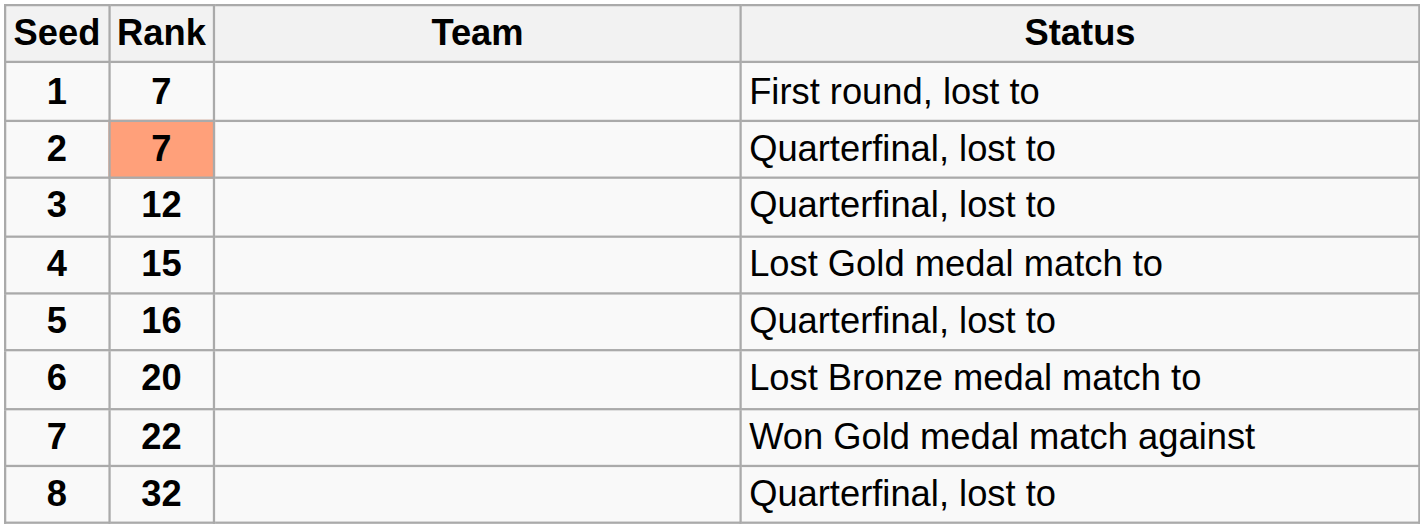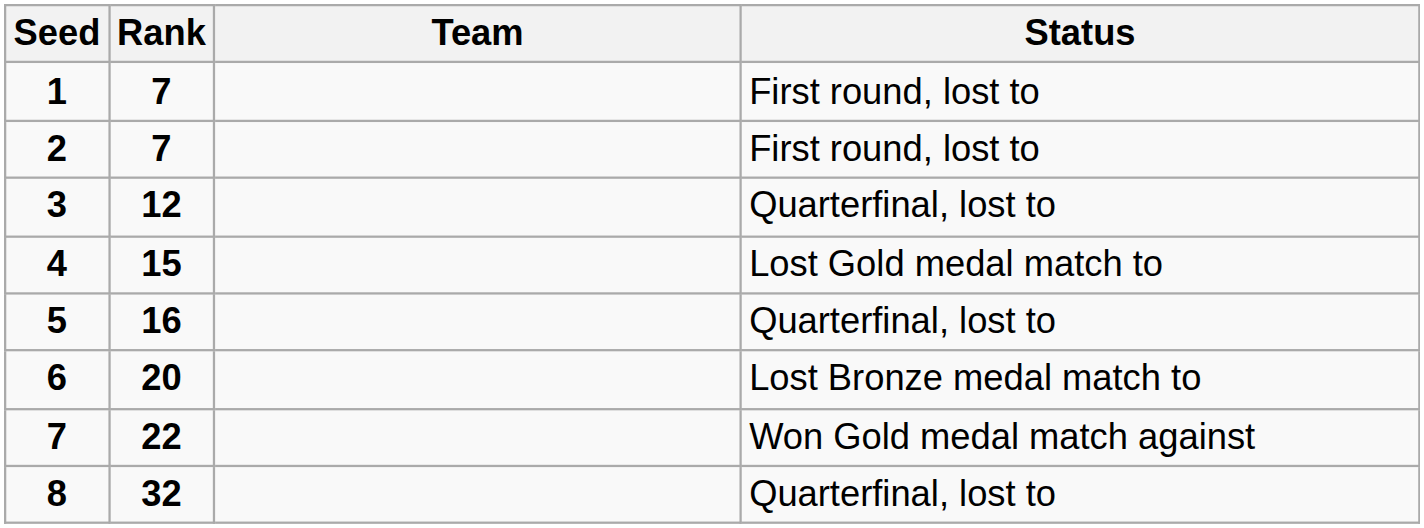(161, 148) lightsalmon background -> (161, 148) no background
(903, 148) Quarterfinal, lost to -> (894, 148) First round, lost to
